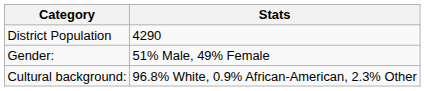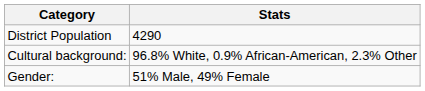rows swapped: (31, 56) <-> (67, 76)
